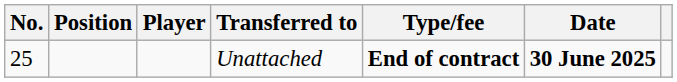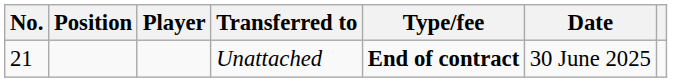(21, 58) 25 -> (21, 58) 21
(593, 58) bold -> (590, 58) normal
